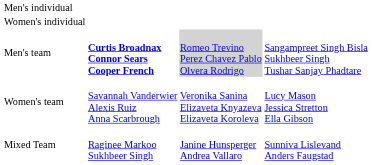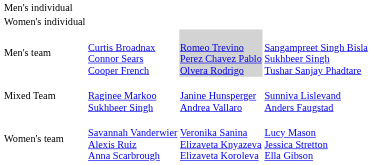(125, 59) bold -> (122, 59) normal
rows swapped: (34, 101) <-> (30, 144)
